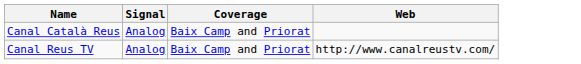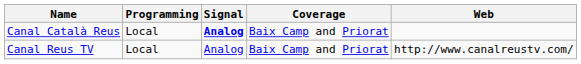+ column: (162, 13)
(145, 31) normal -> (224, 31) bold
